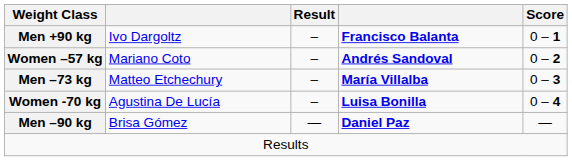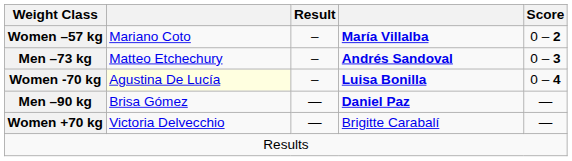- row: (55, 36)
(397, 58) Andrés Sandoval -> (385, 36) María Villalba
(385, 79) María Villalba -> (397, 58) Andrés Sandoval
(164, 101) no background -> (165, 79) lightyellow background
+ row: (55, 123)
